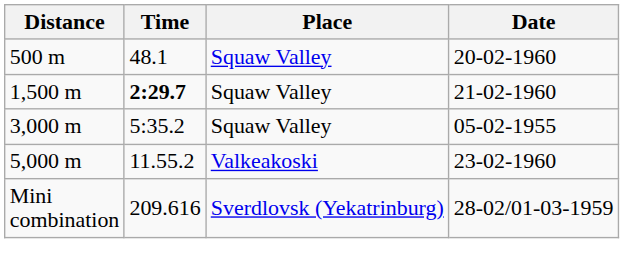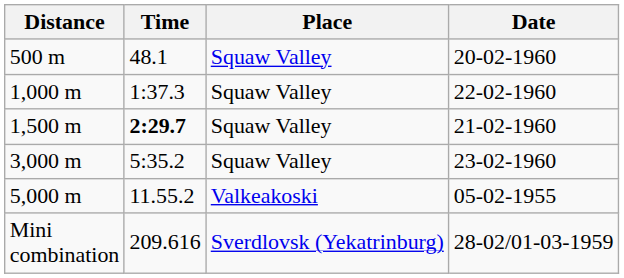+ row: (46, 91)
(505, 126) 05-02-1955 -> (505, 160) 23-02-1960
(505, 160) 23-02-1960 -> (505, 195) 05-02-1955
